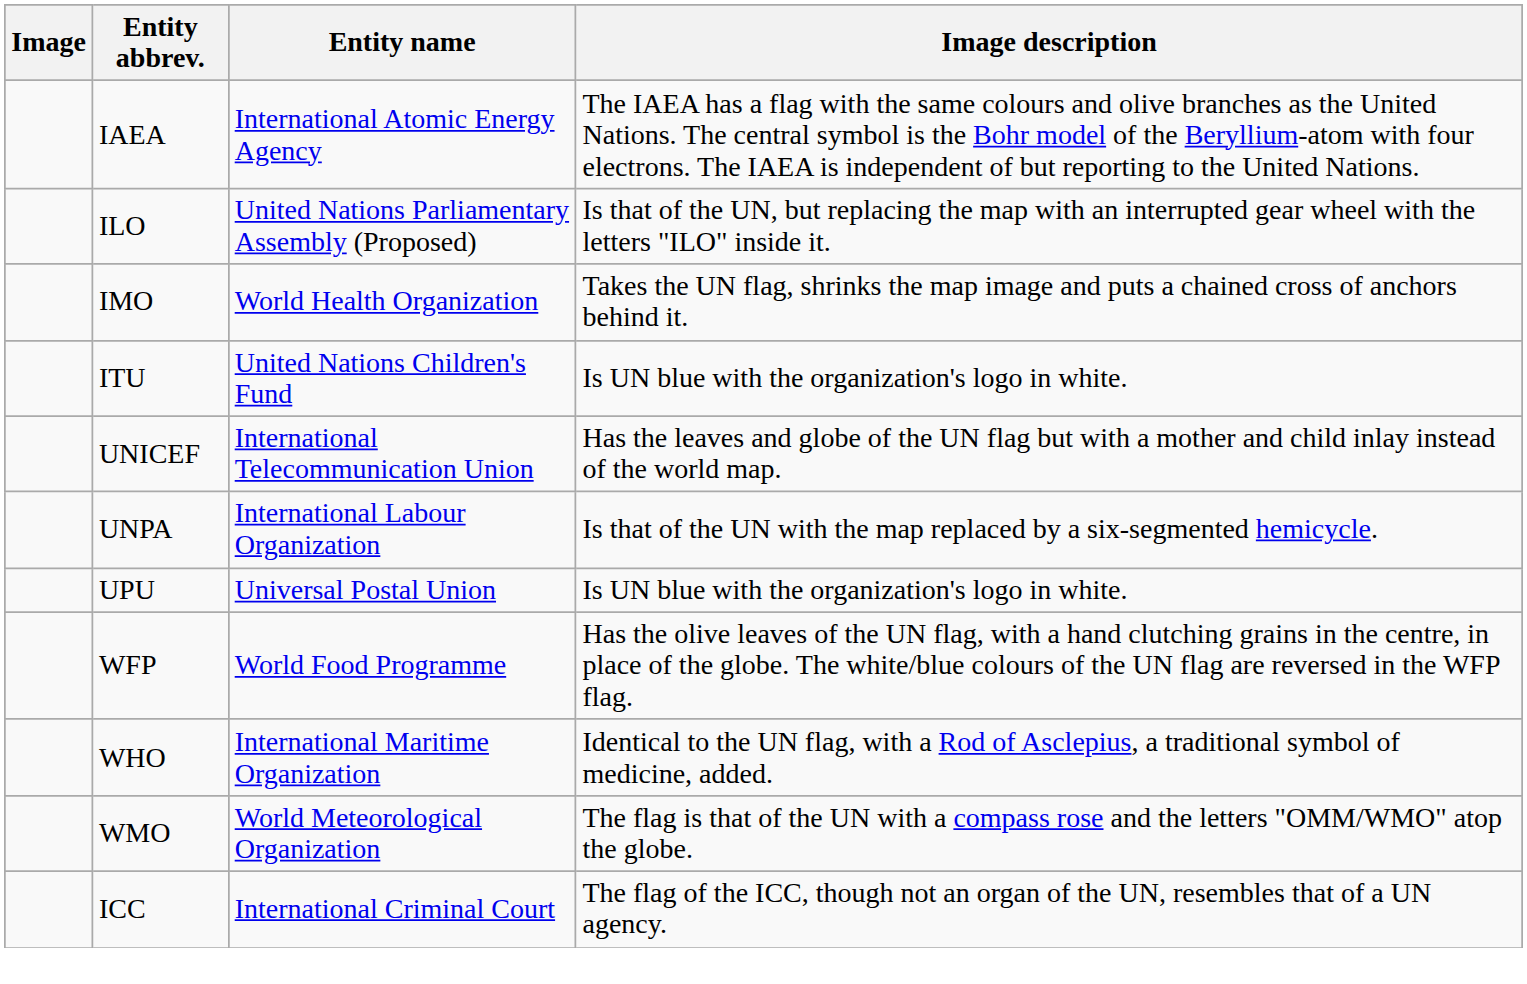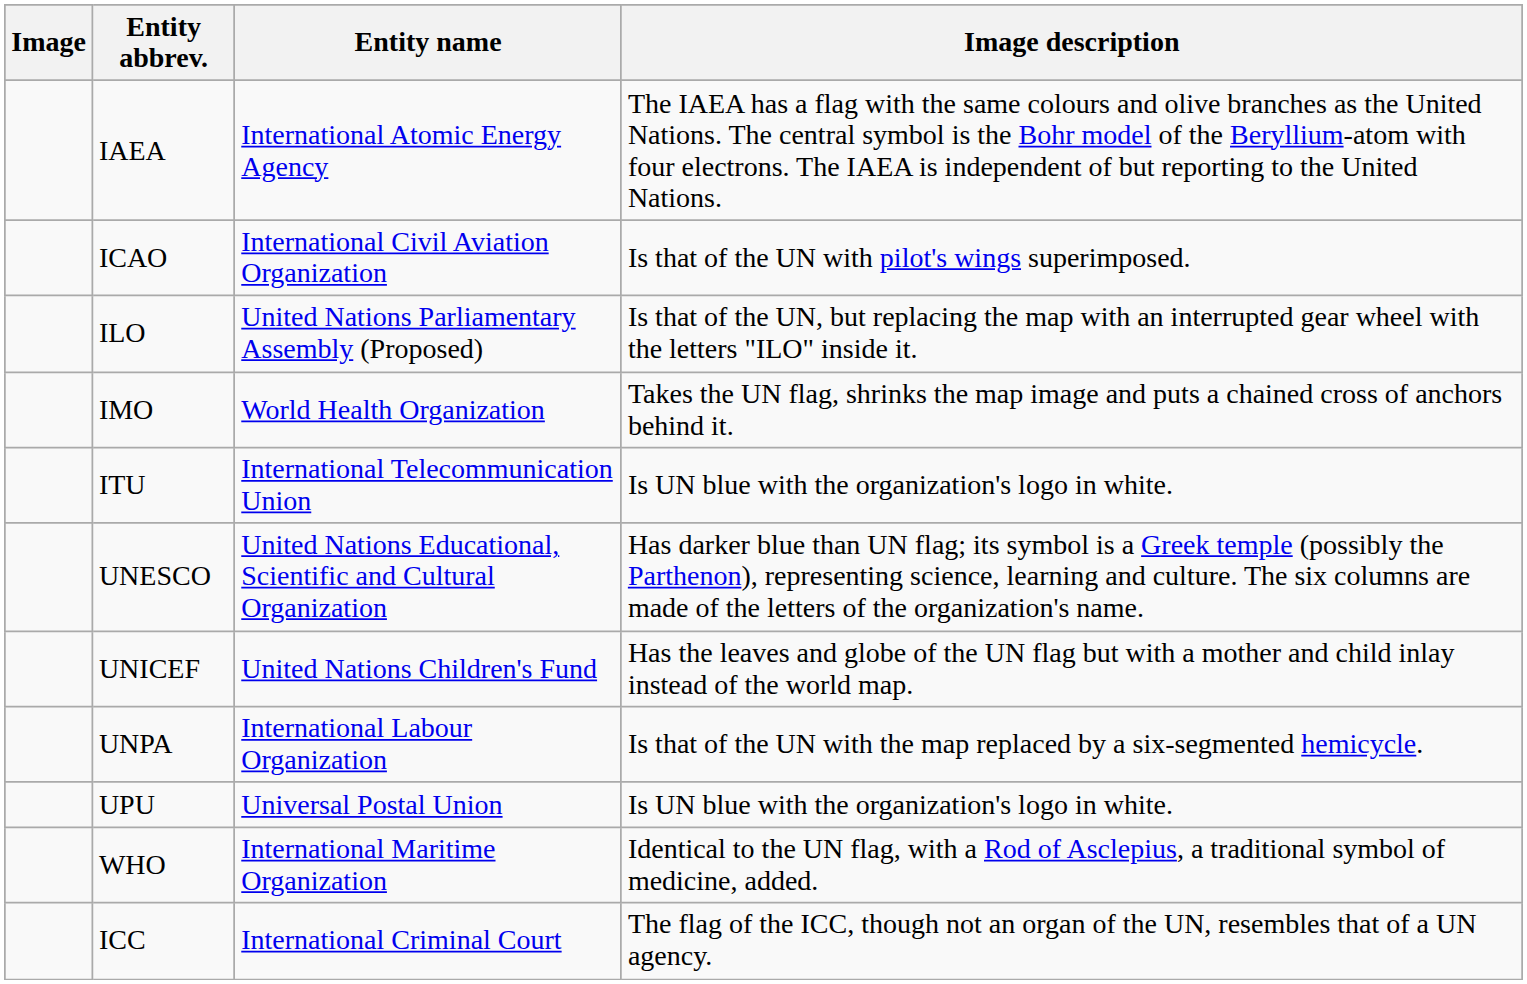+ row: (133, 257)
(380, 377) United Nations Children's Fund -> (427, 484) International Telecommunication Union
+ row: (155, 576)
(384, 453) International Telecommunication Union -> (419, 668) United Nations Children's Fund
- row: (128, 665)
- row: (135, 833)
